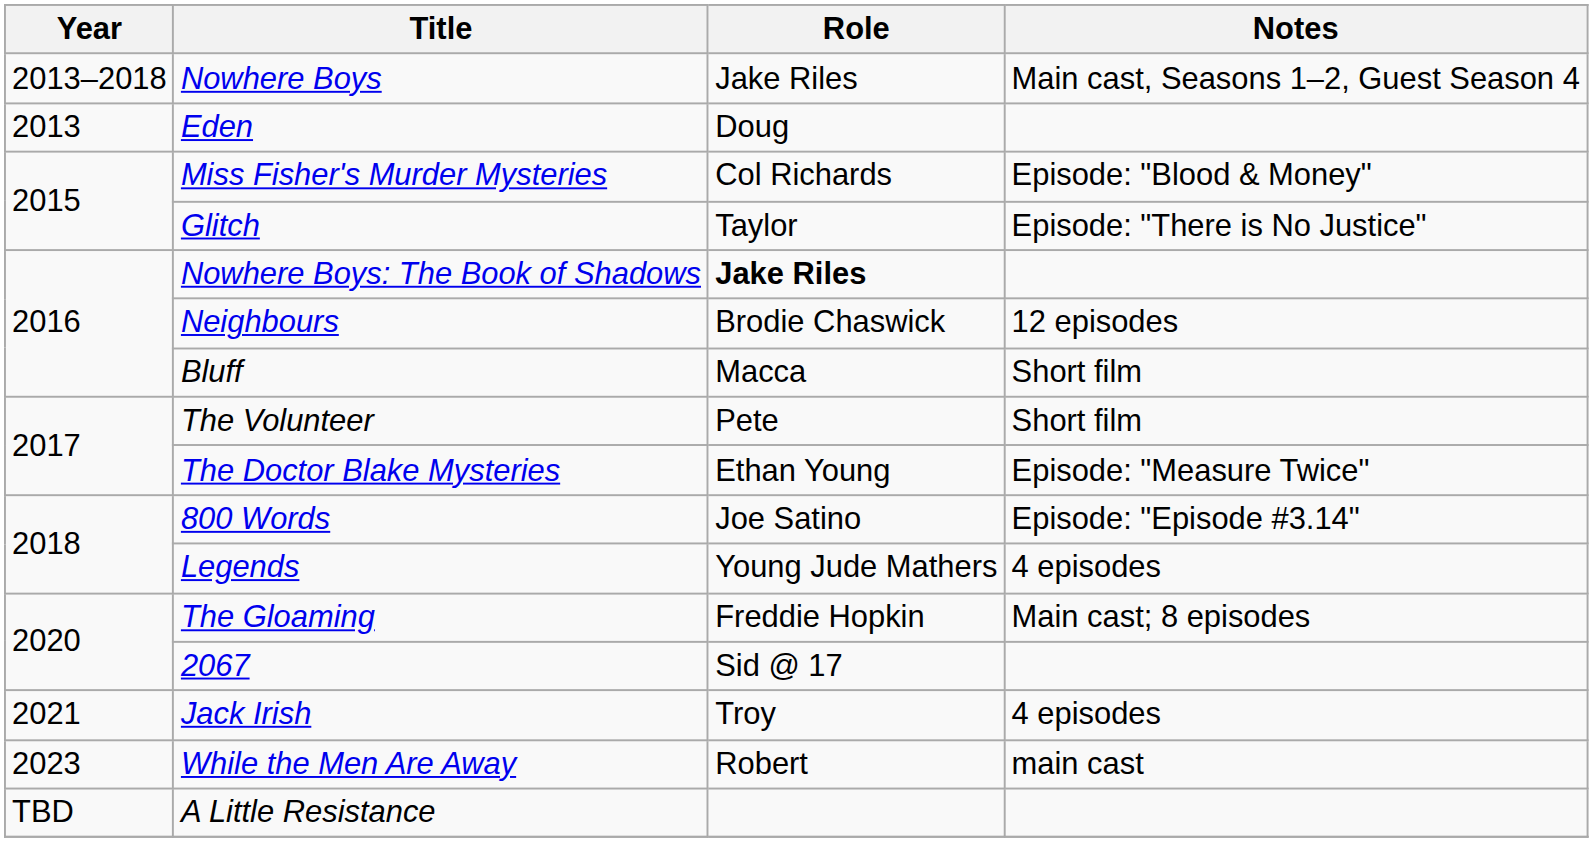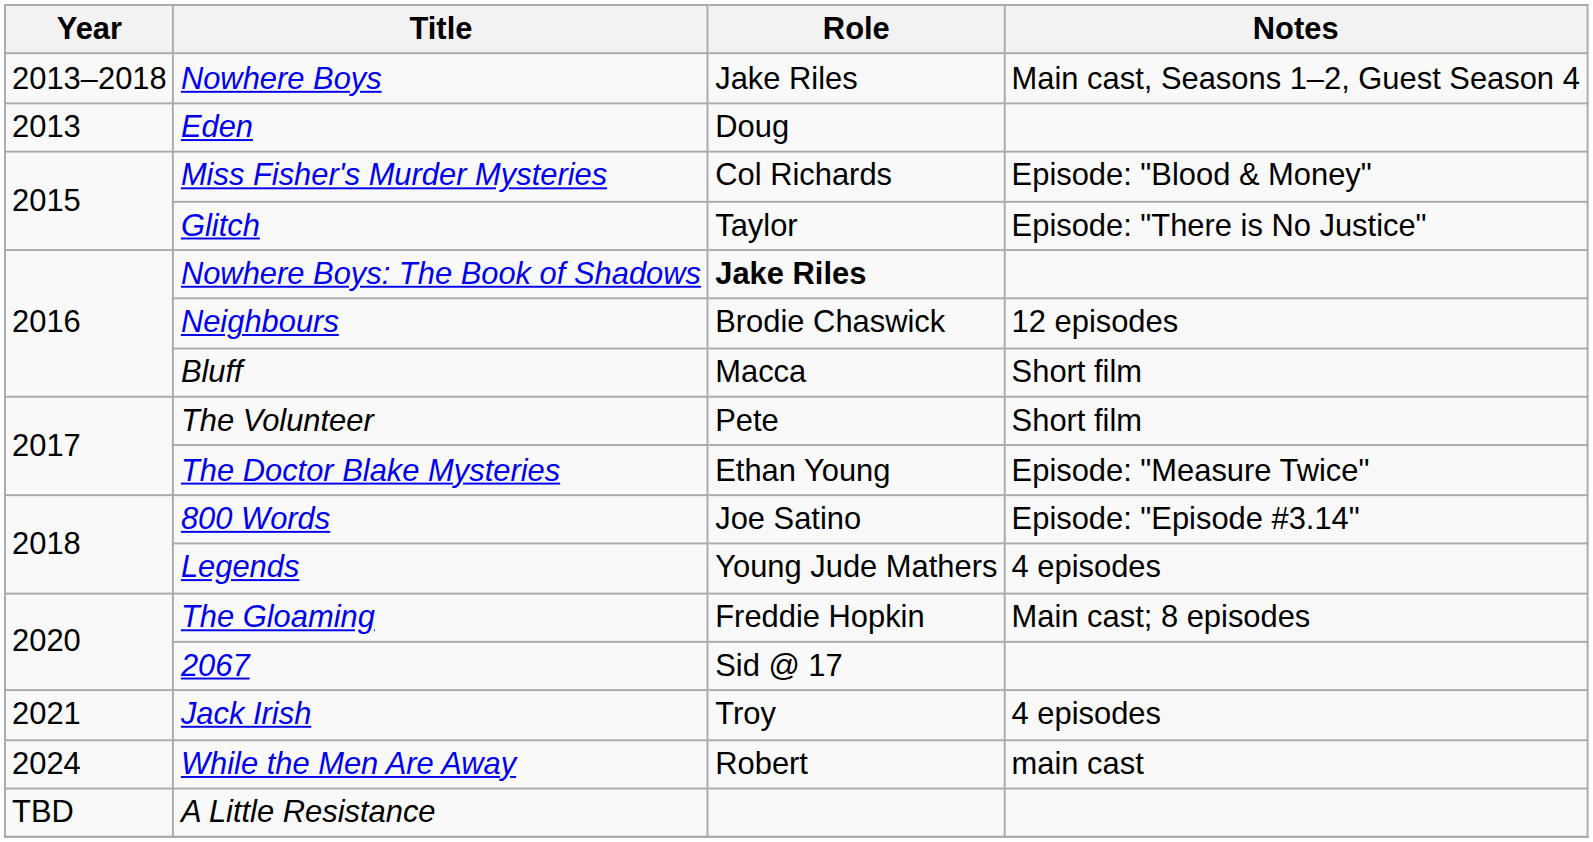(46, 763) 2023 -> (46, 763) 2024
